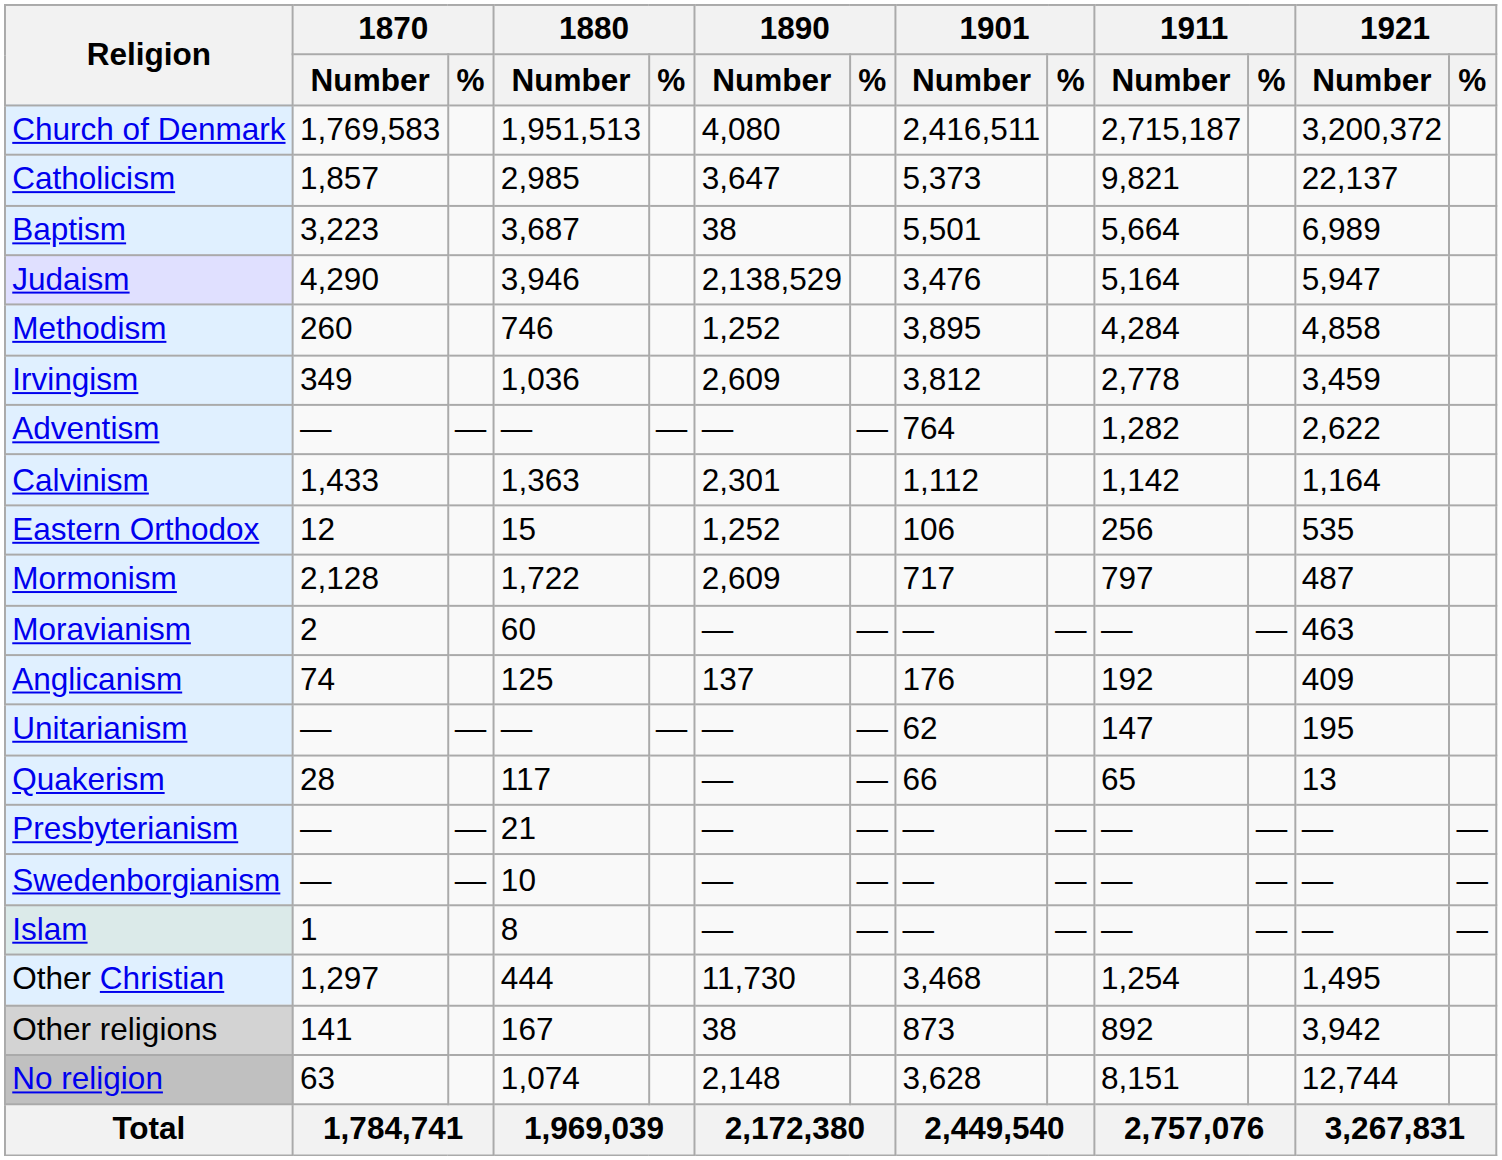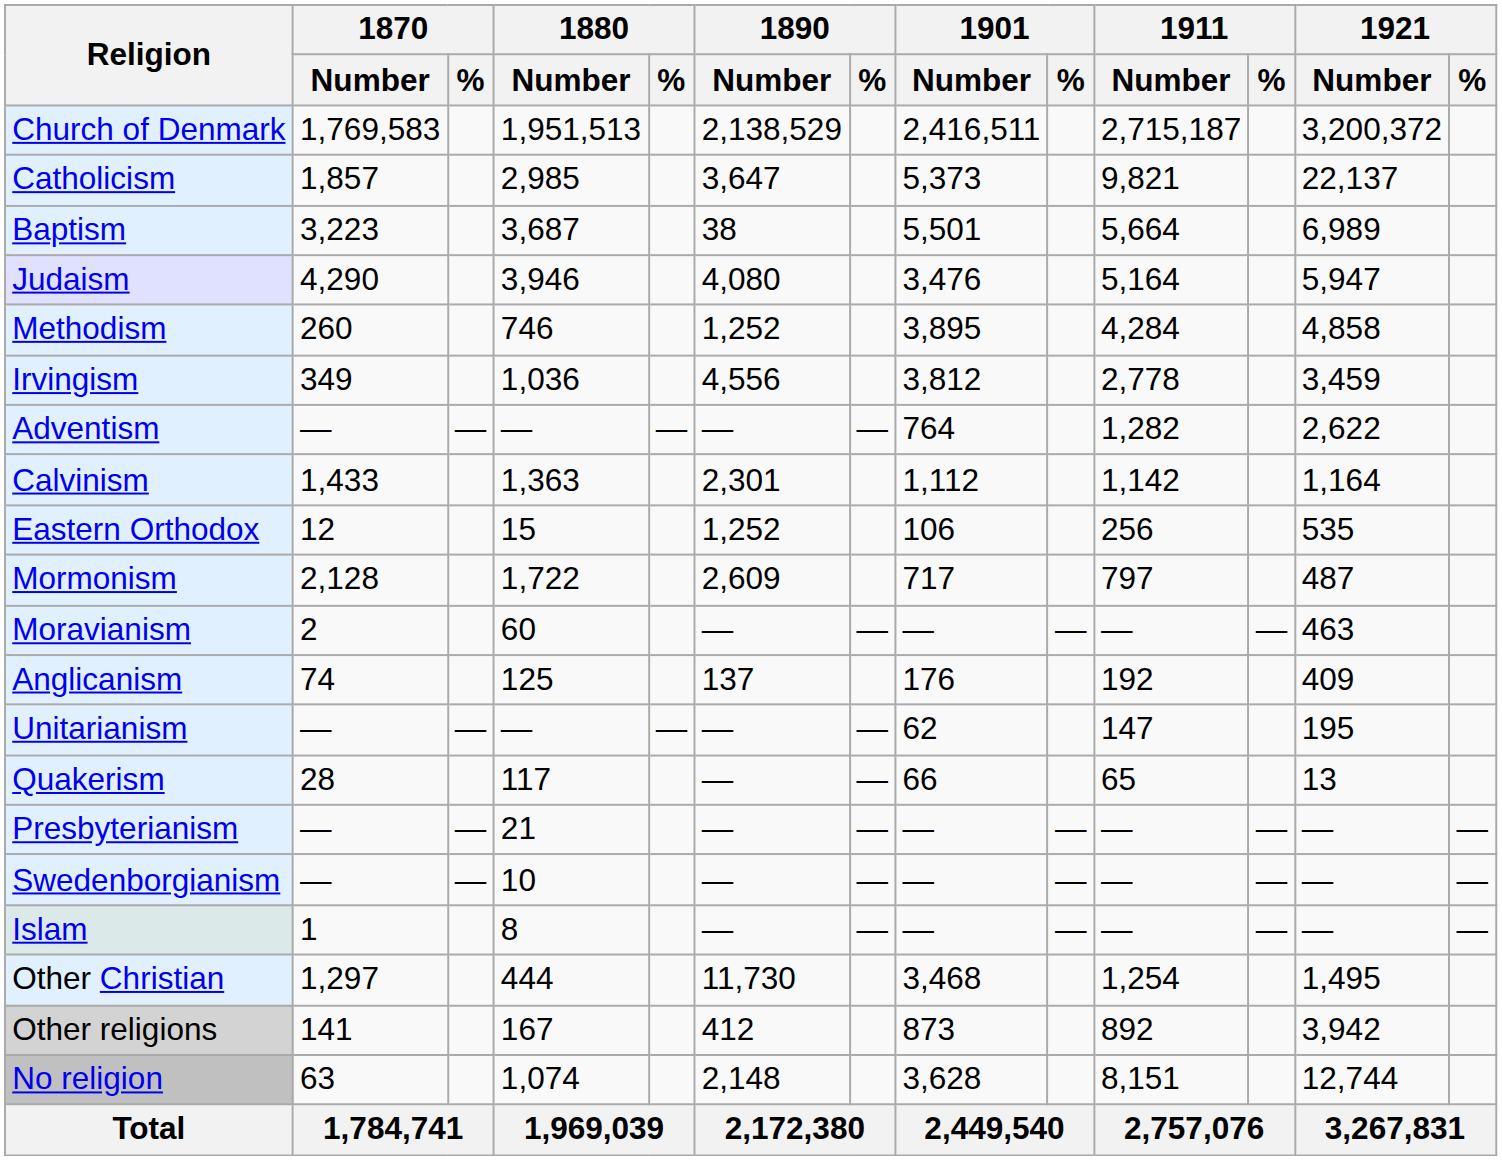(741, 129) 4,080 -> (772, 129) 2,138,529
(772, 279) 2,138,529 -> (741, 279) 4,080
(741, 379) 2,609 -> (741, 379) 4,556
(719, 1029) 38 -> (728, 1029) 412
